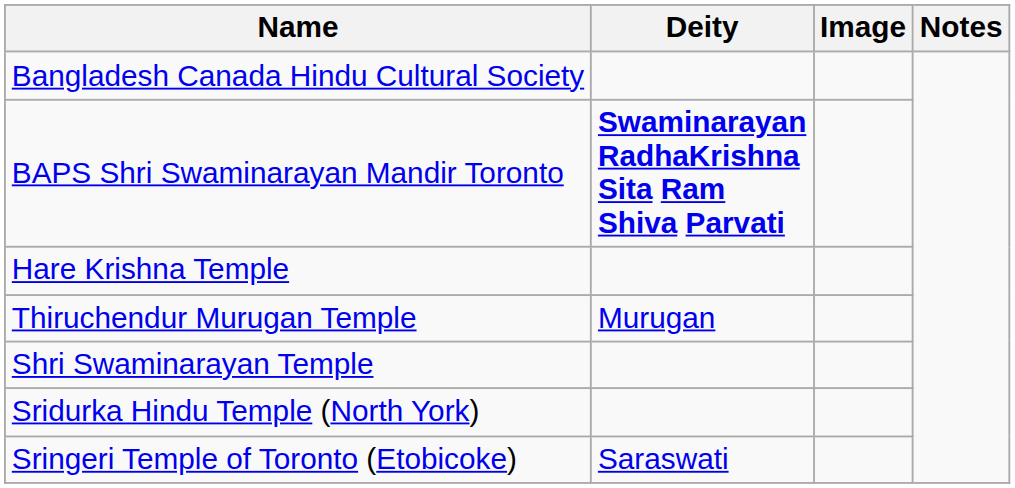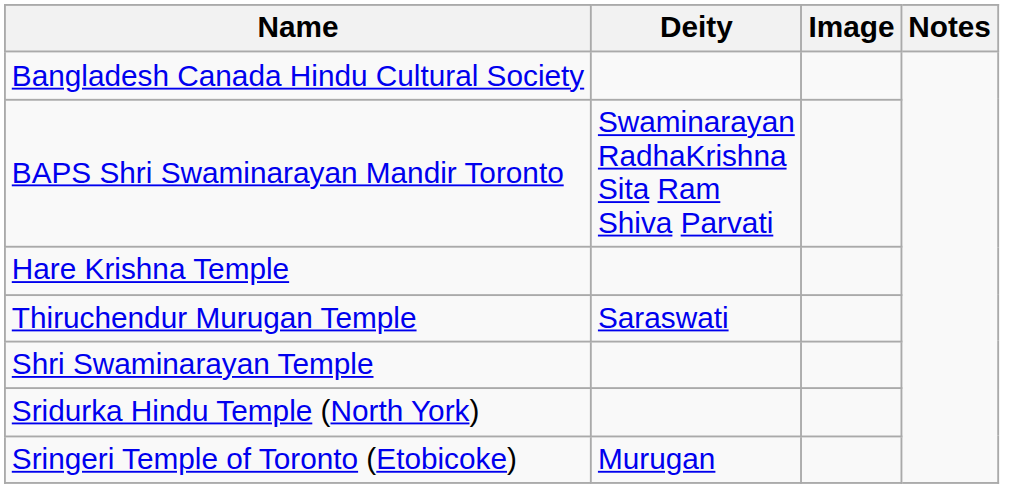(702, 172) bold -> (696, 172) normal
(657, 317) Murugan -> (663, 317) Saraswati
(663, 458) Saraswati -> (657, 458) Murugan
